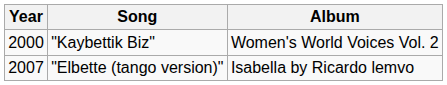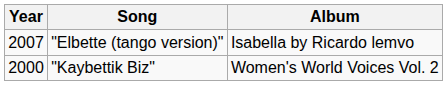rows swapped: (103, 42) <-> (137, 67)
